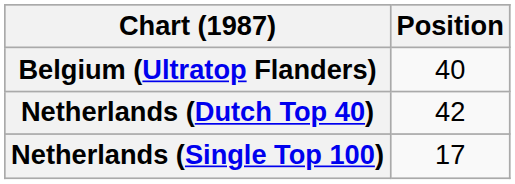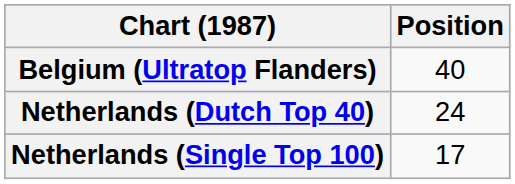(450, 112) 42 -> (450, 112) 24
